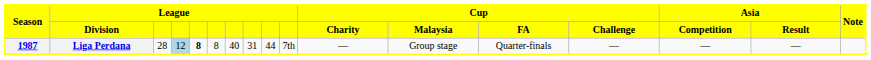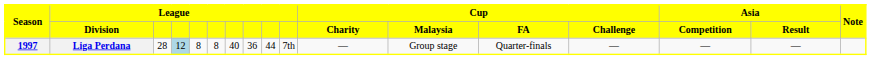(28, 46) 1987 -> (28, 46) 1997
(198, 46) bold -> (198, 46) normal
(252, 46) 31 -> (252, 46) 36
